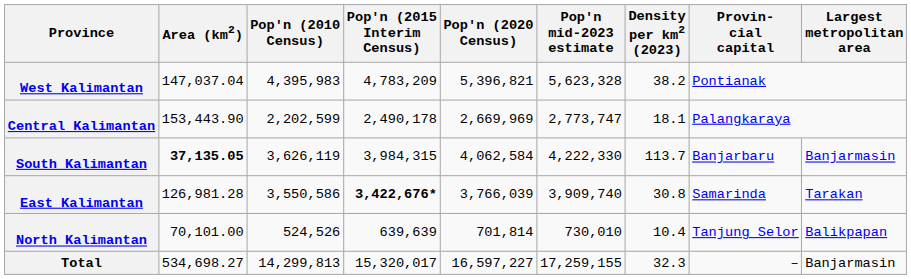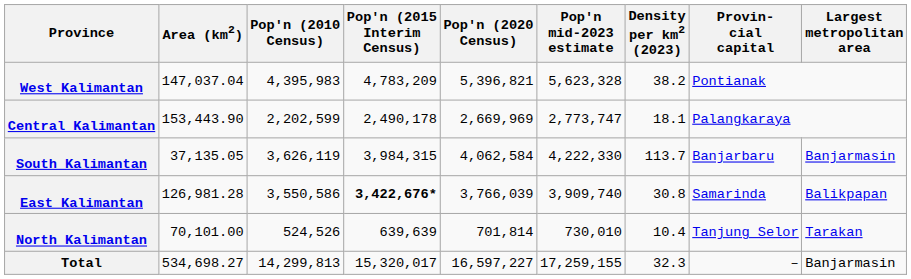(207, 157) bold -> (207, 157) normal
(834, 195) Tarakan -> (846, 195) Balikpapan
(846, 233) Balikpapan -> (834, 233) Tarakan
